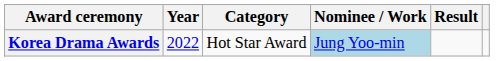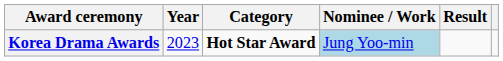(183, 42) 2022 -> (183, 42) 2023
(257, 42) normal -> (261, 42) bold
